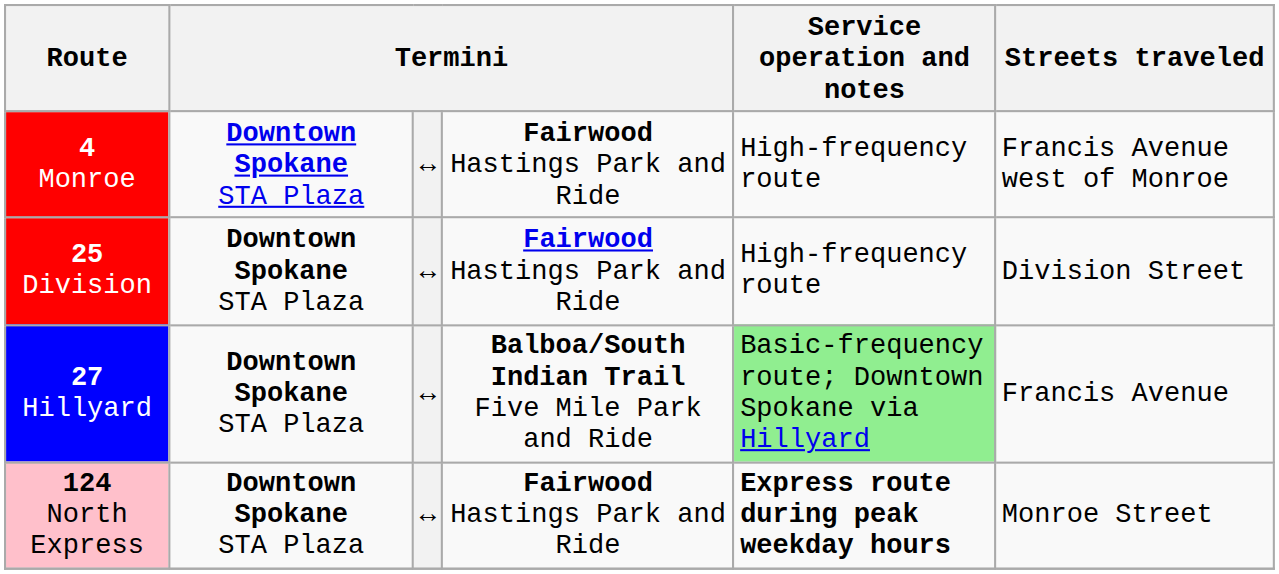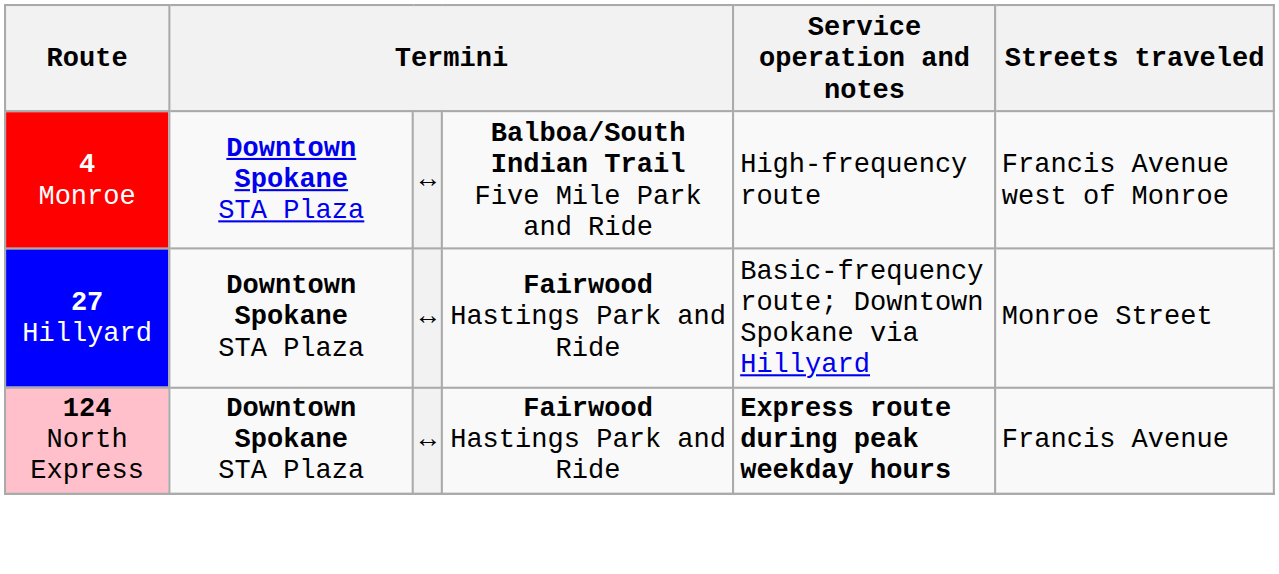(588, 165) Fairwood Hastings Park and Ride -> (588, 180) Balboa/South Indian Trail Five Mile Park and Ride
- row: (87, 271)
(588, 393) Balboa/South Indian Trail Five Mile Park and Ride -> (588, 318) Fairwood Hastings Park and Ride
(862, 393) lightgreen background -> (862, 318) no background
(1115, 393) Francis Avenue -> (1107, 318) Monroe Street
(1107, 515) Monroe Street -> (1115, 440) Francis Avenue
